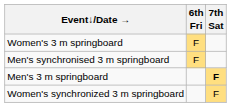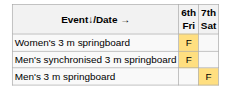(216, 77) bold -> (209, 77) normal
- row: (96, 94)
